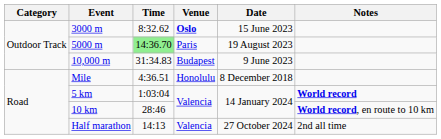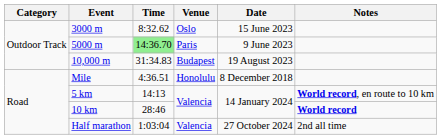(186, 28) bold -> (186, 28) normal
(260, 45) 19 August 2023 -> (268, 45) 9 June 2023
(268, 61) 9 June 2023 -> (260, 61) 19 August 2023
(154, 93) 1:03:04 -> (154, 93) 14:13
(327, 93) World record -> (366, 93) World record, en route to 10 km
(366, 110) World record, en route to 10 km -> (327, 110) World record
(154, 126) 14:13 -> (154, 126) 1:03:04
